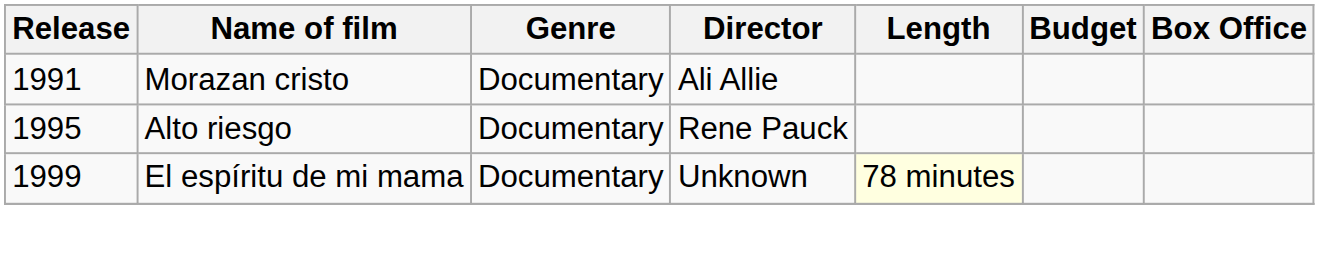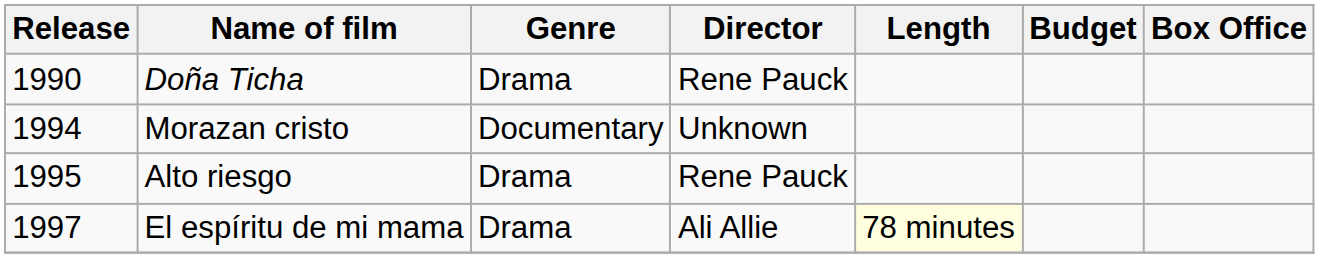+ row: (224, 78)
(47, 78) 1991 -> (47, 128) 1994
(728, 78) Ali Allie -> (743, 128) Unknown
(571, 128) Documentary -> (525, 177) Drama
(47, 177) 1999 -> (47, 227) 1997
(571, 177) Documentary -> (525, 227) Drama
(743, 177) Unknown -> (728, 227) Ali Allie
